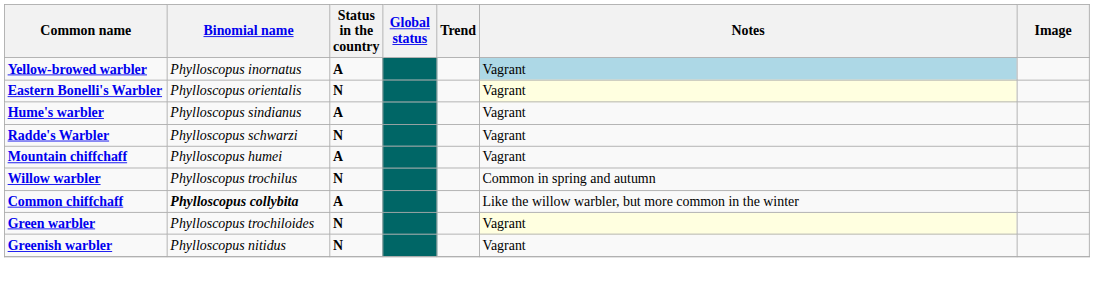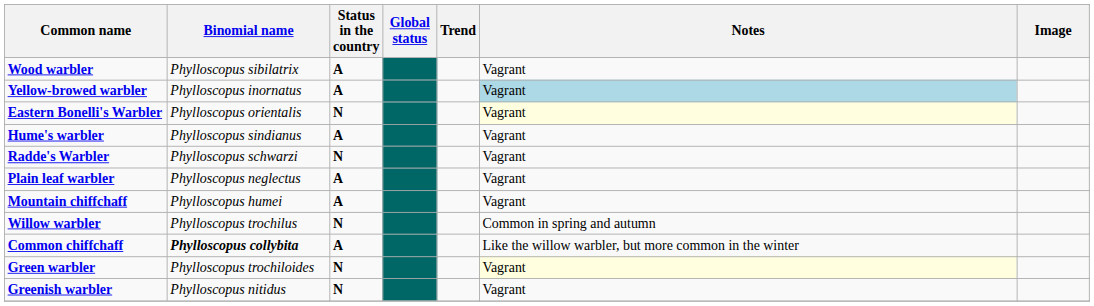+ row: (50, 68)
+ row: (61, 179)
